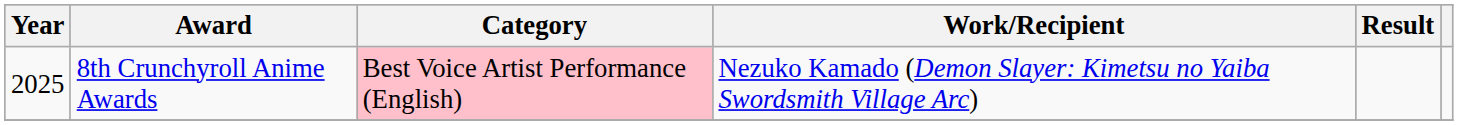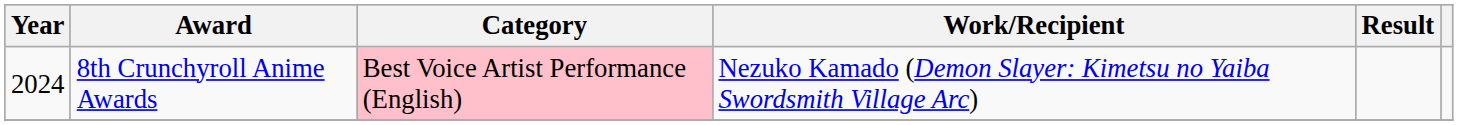(38, 83) 2025 -> (38, 83) 2024
